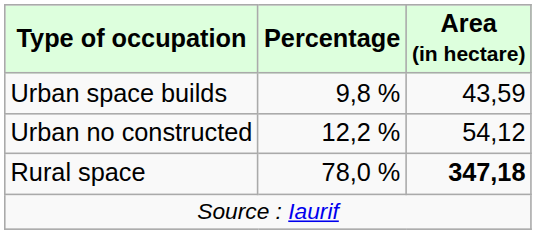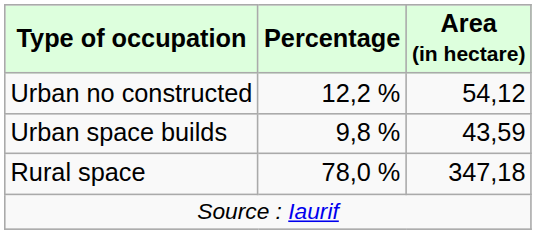rows swapped: (119, 93) <-> (131, 133)
(487, 173) bold -> (487, 173) normal
